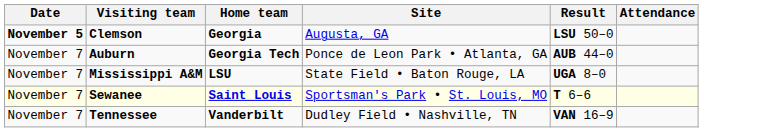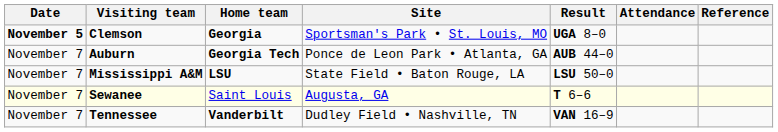+ column: (735, 15)
(347, 35) Augusta, GA -> (426, 35) Sportsman's Park • St. Louis, MO
(583, 35) LSU 50–0 -> (580, 35) UGA 8–0
(580, 76) UGA 8–0 -> (583, 76) LSU 50–0
(250, 96) bold -> (250, 96) normal
(426, 96) Sportsman's Park • St. Louis, MO -> (347, 96) Augusta, GA
